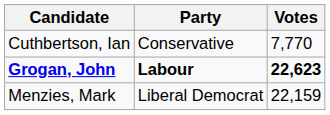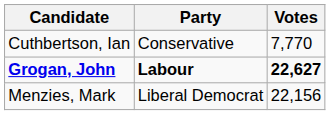(296, 69) 22,623 -> (296, 69) 22,627
(296, 95) 22,159 -> (296, 95) 22,156
